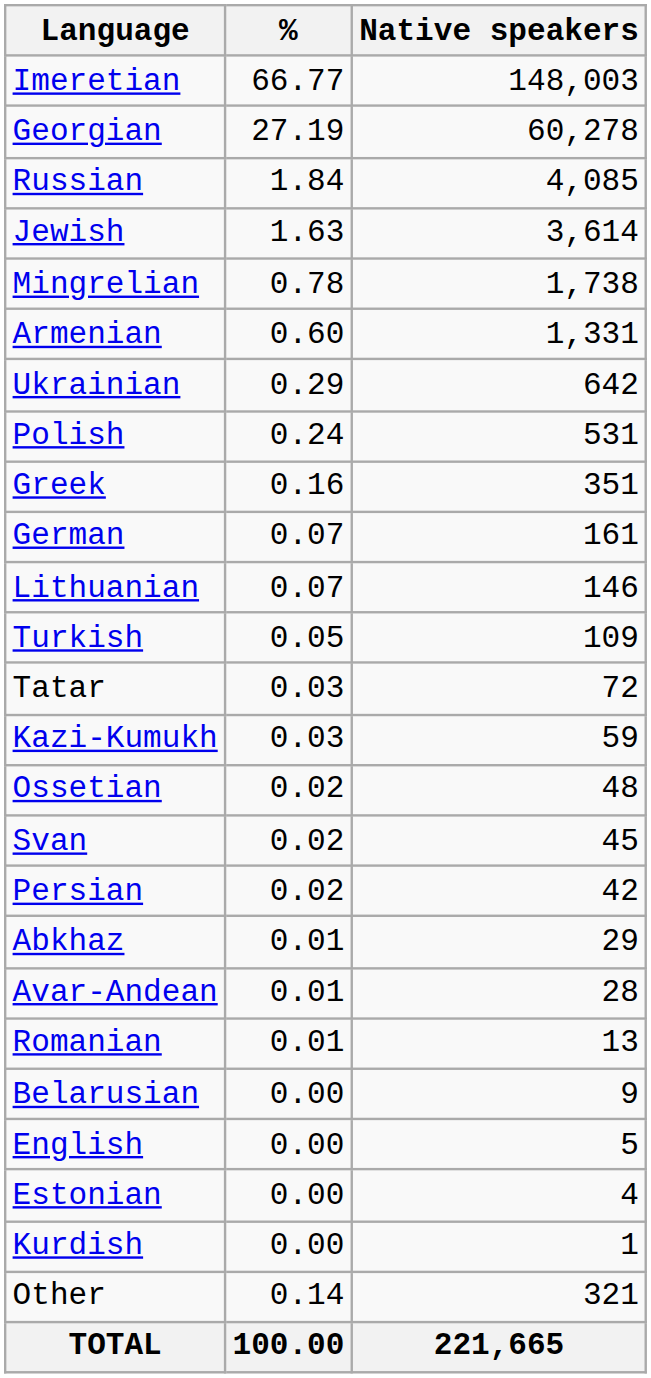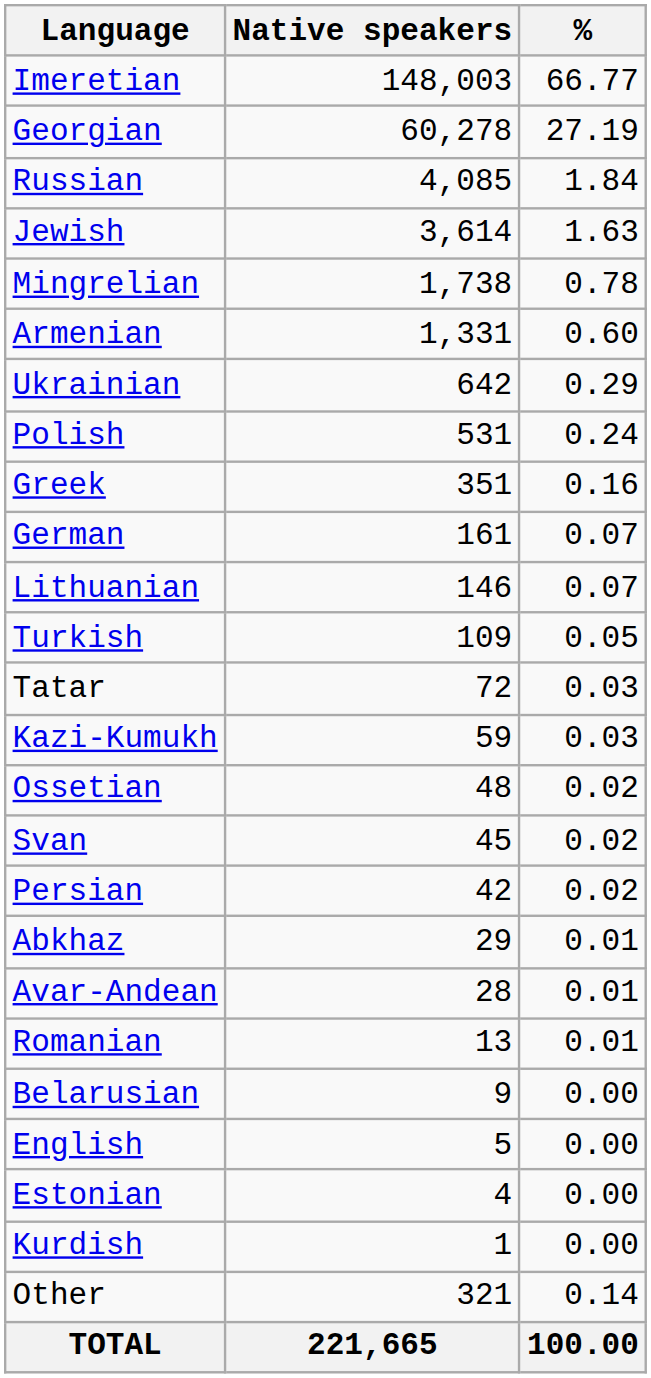columns swapped: (499, 31) <-> (288, 31)
